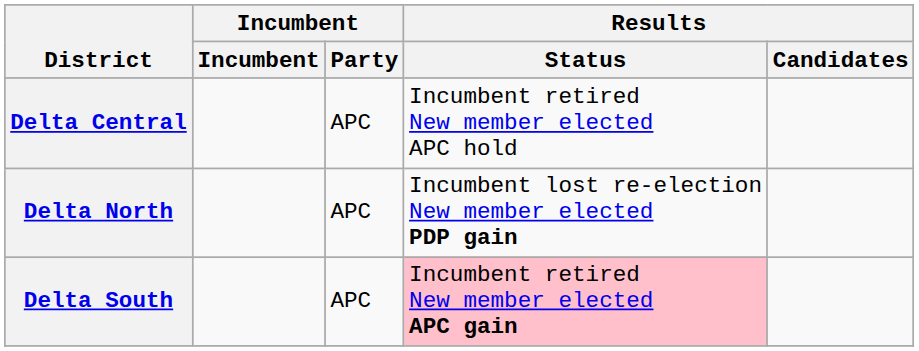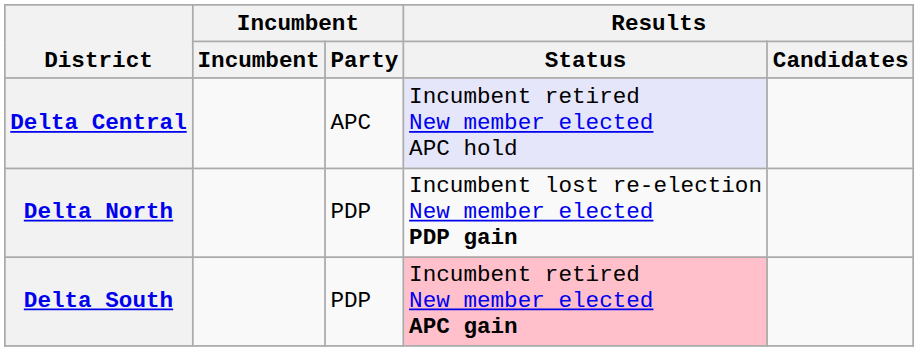(531, 123) no background -> (531, 123) lavender background
(351, 212) APC -> (351, 212) PDP
(351, 301) APC -> (351, 301) PDP
